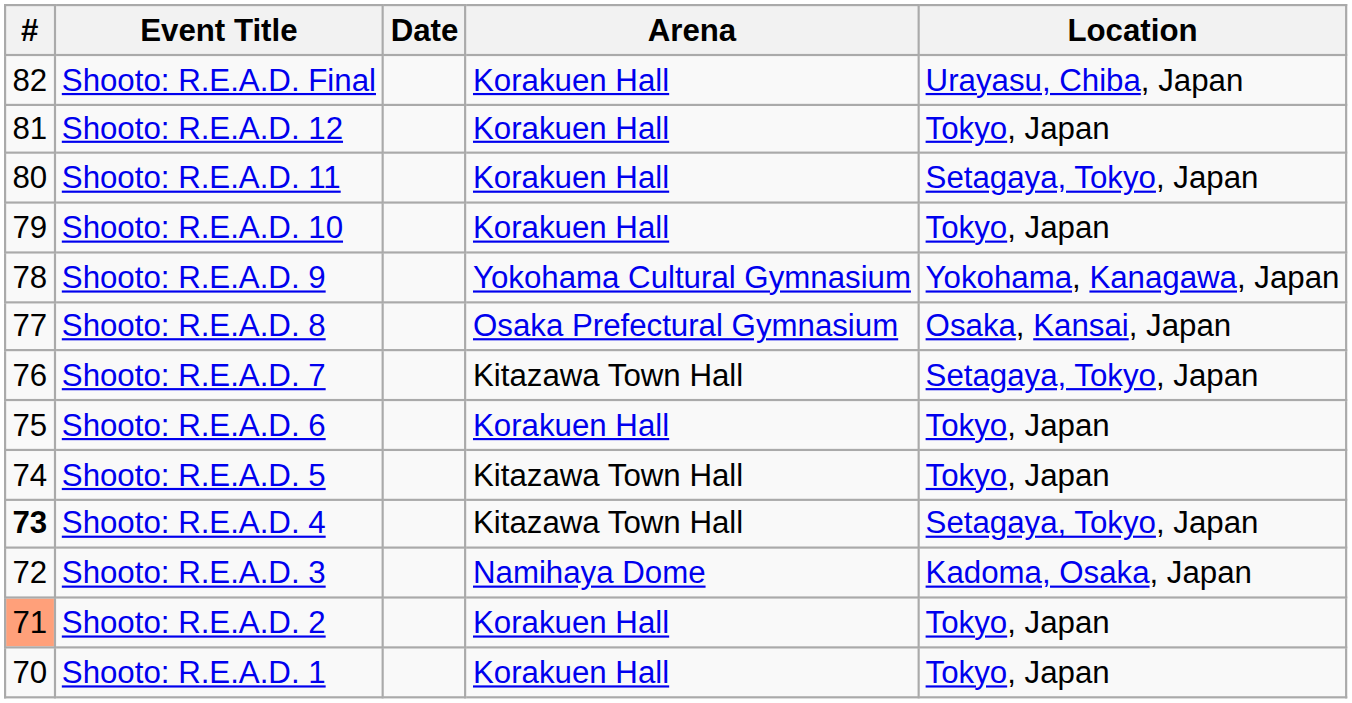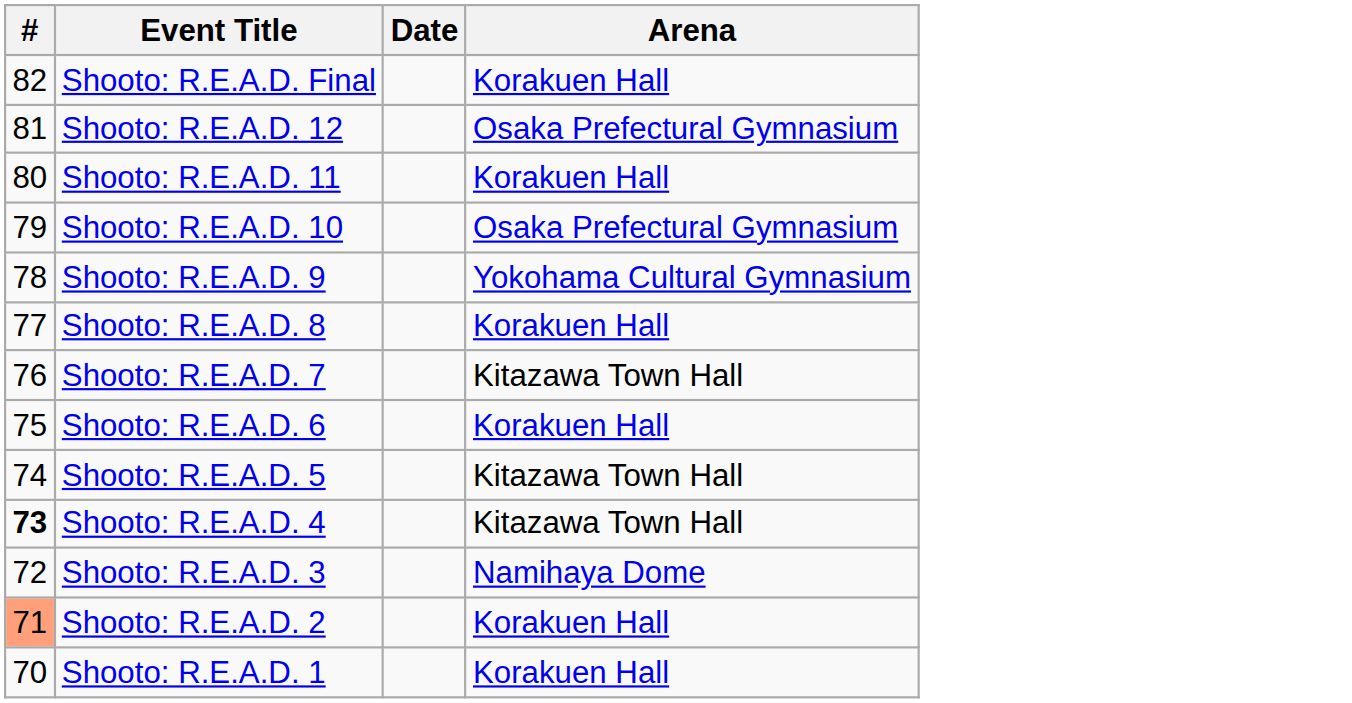- column: (1133, 30)
(571, 129) Korakuen Hall -> (686, 129) Osaka Prefectural Gymnasium
(571, 228) Korakuen Hall -> (686, 228) Osaka Prefectural Gymnasium
(686, 326) Osaka Prefectural Gymnasium -> (571, 326) Korakuen Hall
